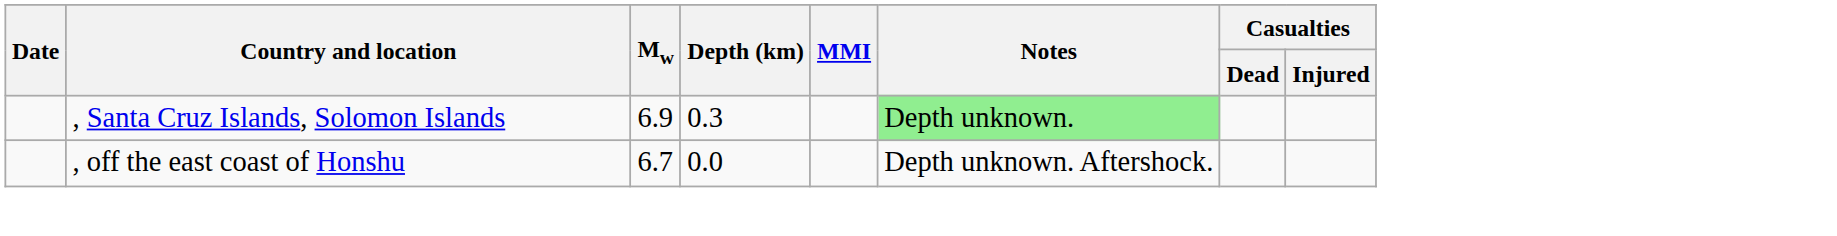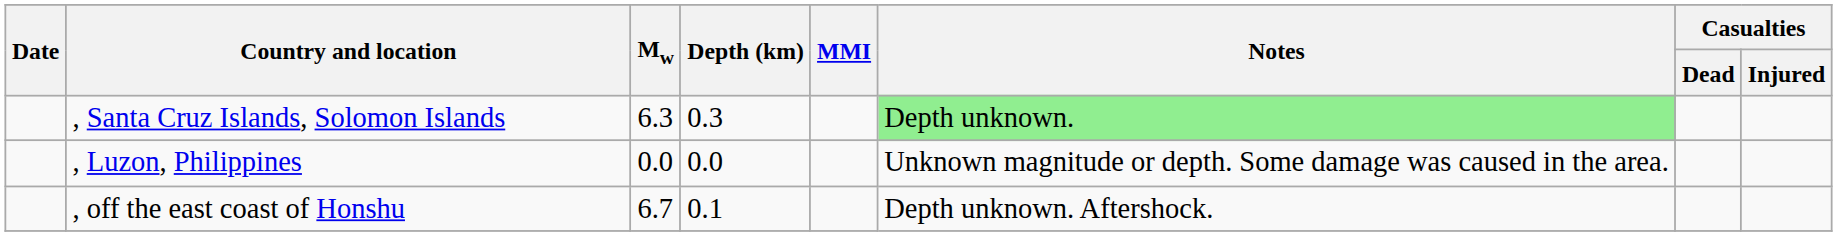(655, 117) 6.9 -> (655, 117) 6.3
+ row: (187, 162)
(705, 162) 0.0 -> (705, 207) 0.1
